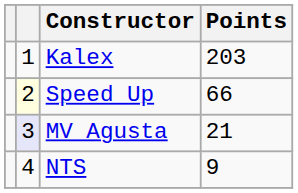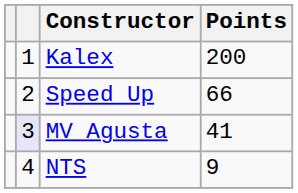(226, 60) 203 -> (226, 60) 200
(28, 96) lightyellow background -> (28, 96) no background
(219, 133) 21 -> (219, 133) 41
